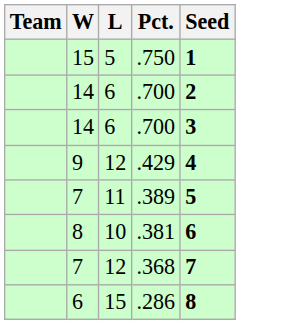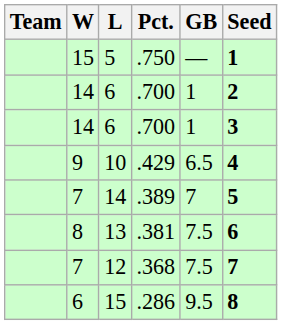+ column: (201, 22)
(115, 162) 12 -> (115, 162) 10
(115, 197) 11 -> (115, 197) 14
(115, 232) 10 -> (115, 232) 13
